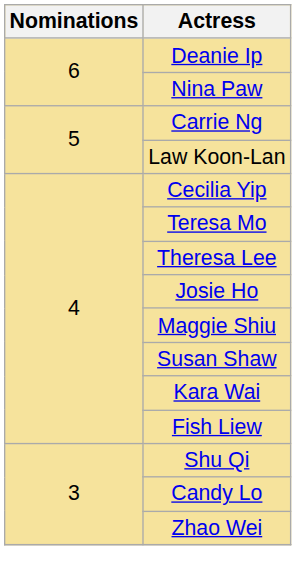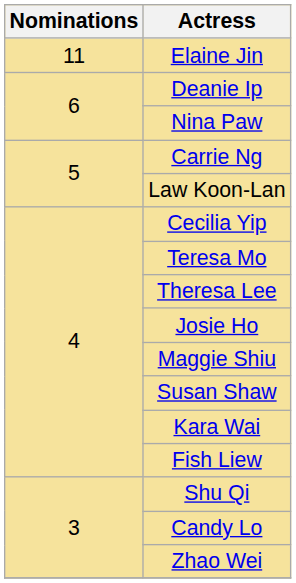+ row: (217, 55)
